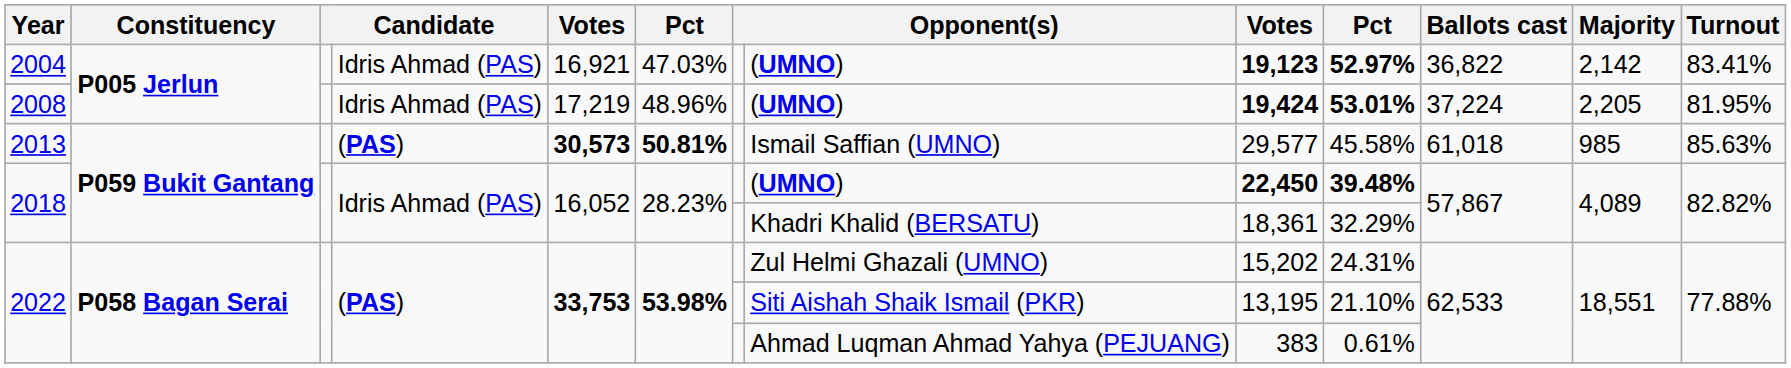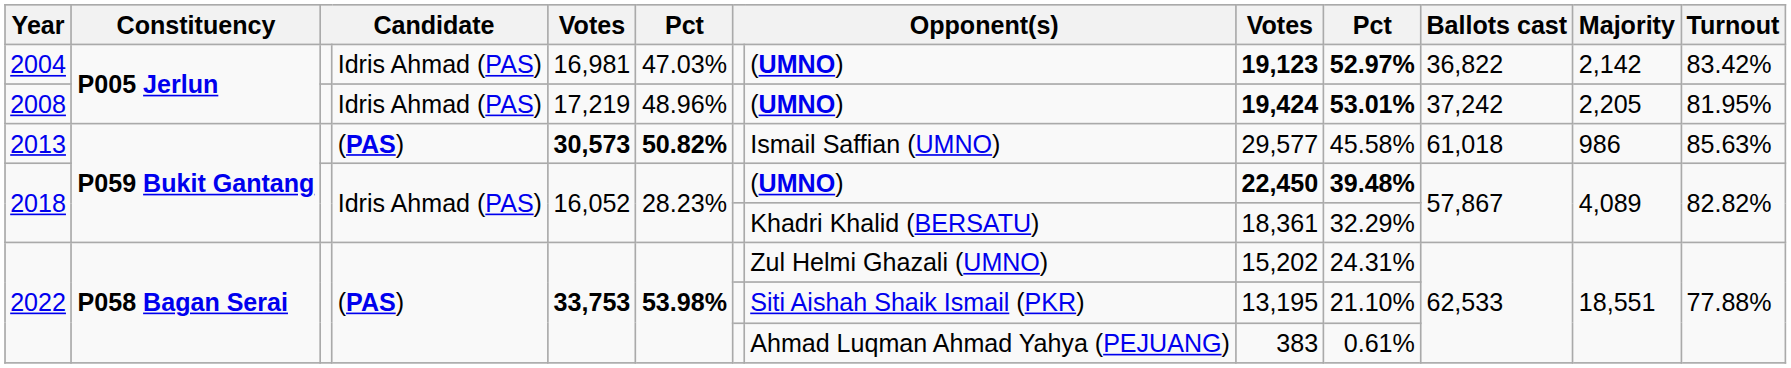(592, 64) 16,921 -> (592, 64) 16,981
(1729, 64) 83.41% -> (1729, 64) 83.42%
(1465, 104) 37,224 -> (1465, 104) 37,242
(684, 144) 50.81% -> (684, 144) 50.82%
(1600, 144) 985 -> (1600, 144) 986
